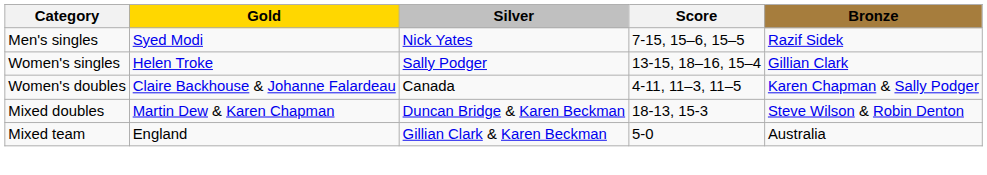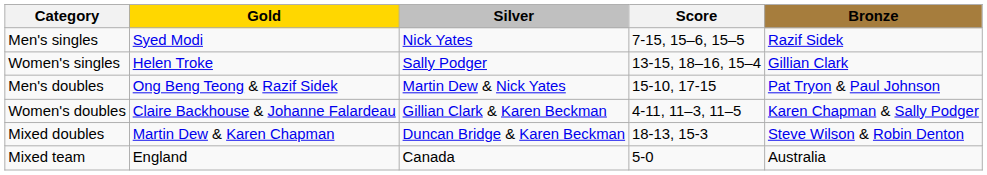+ row: (56, 87)
(429, 87) Canada -> (505, 110) Gillian Clark & Karen Beckman
(505, 134) Gillian Clark & Karen Beckman -> (429, 157) Canada
